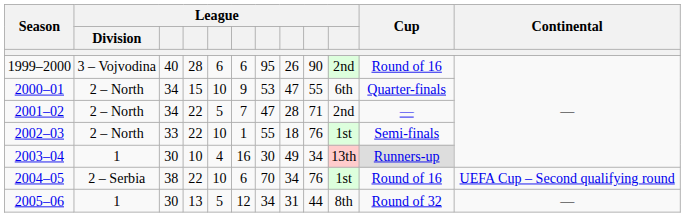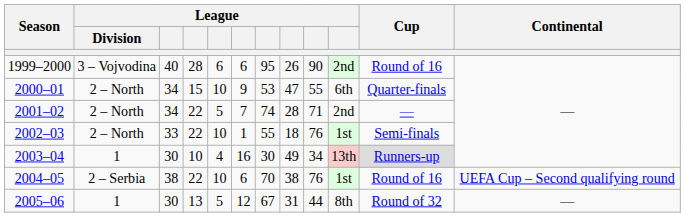(268, 111) 47 -> (268, 111) 74
(292, 178) 34 -> (292, 178) 38
(268, 200) 34 -> (268, 200) 67
